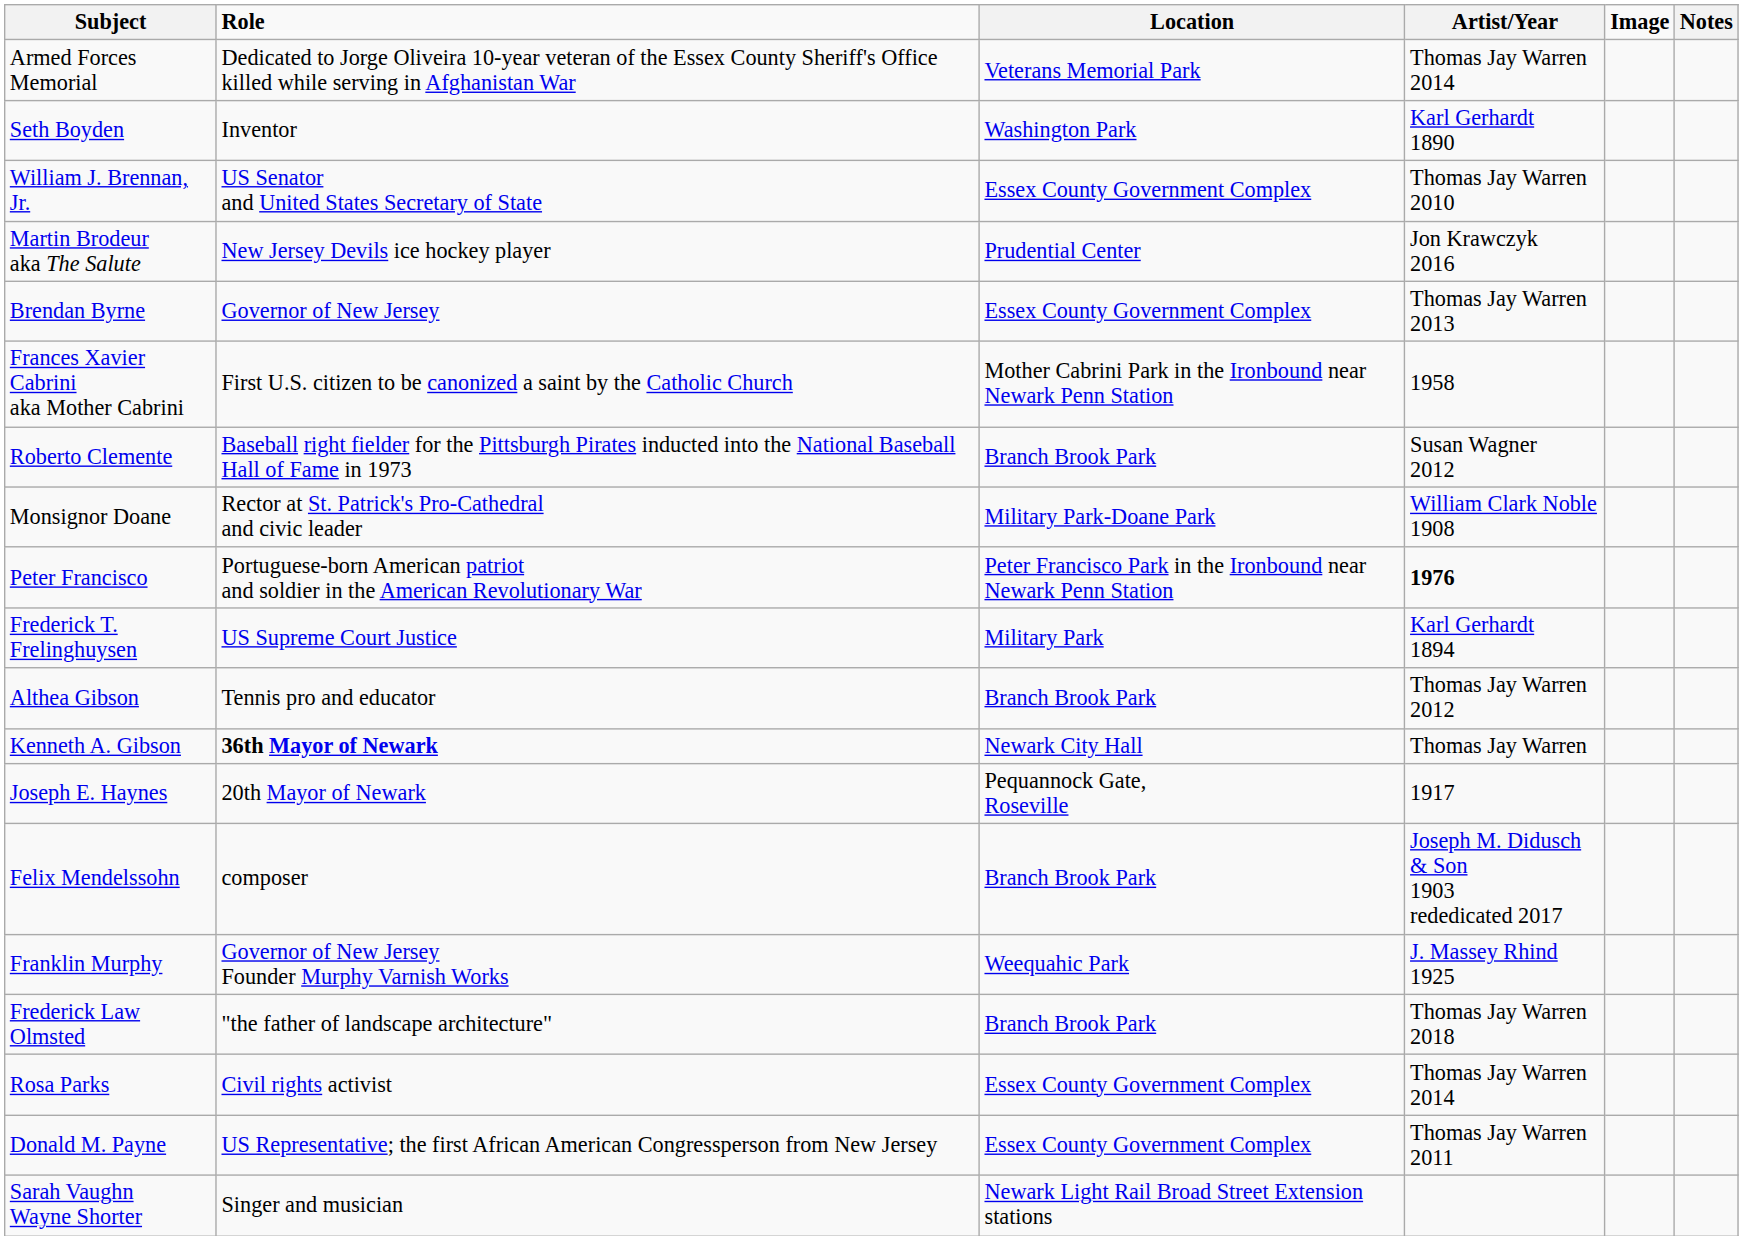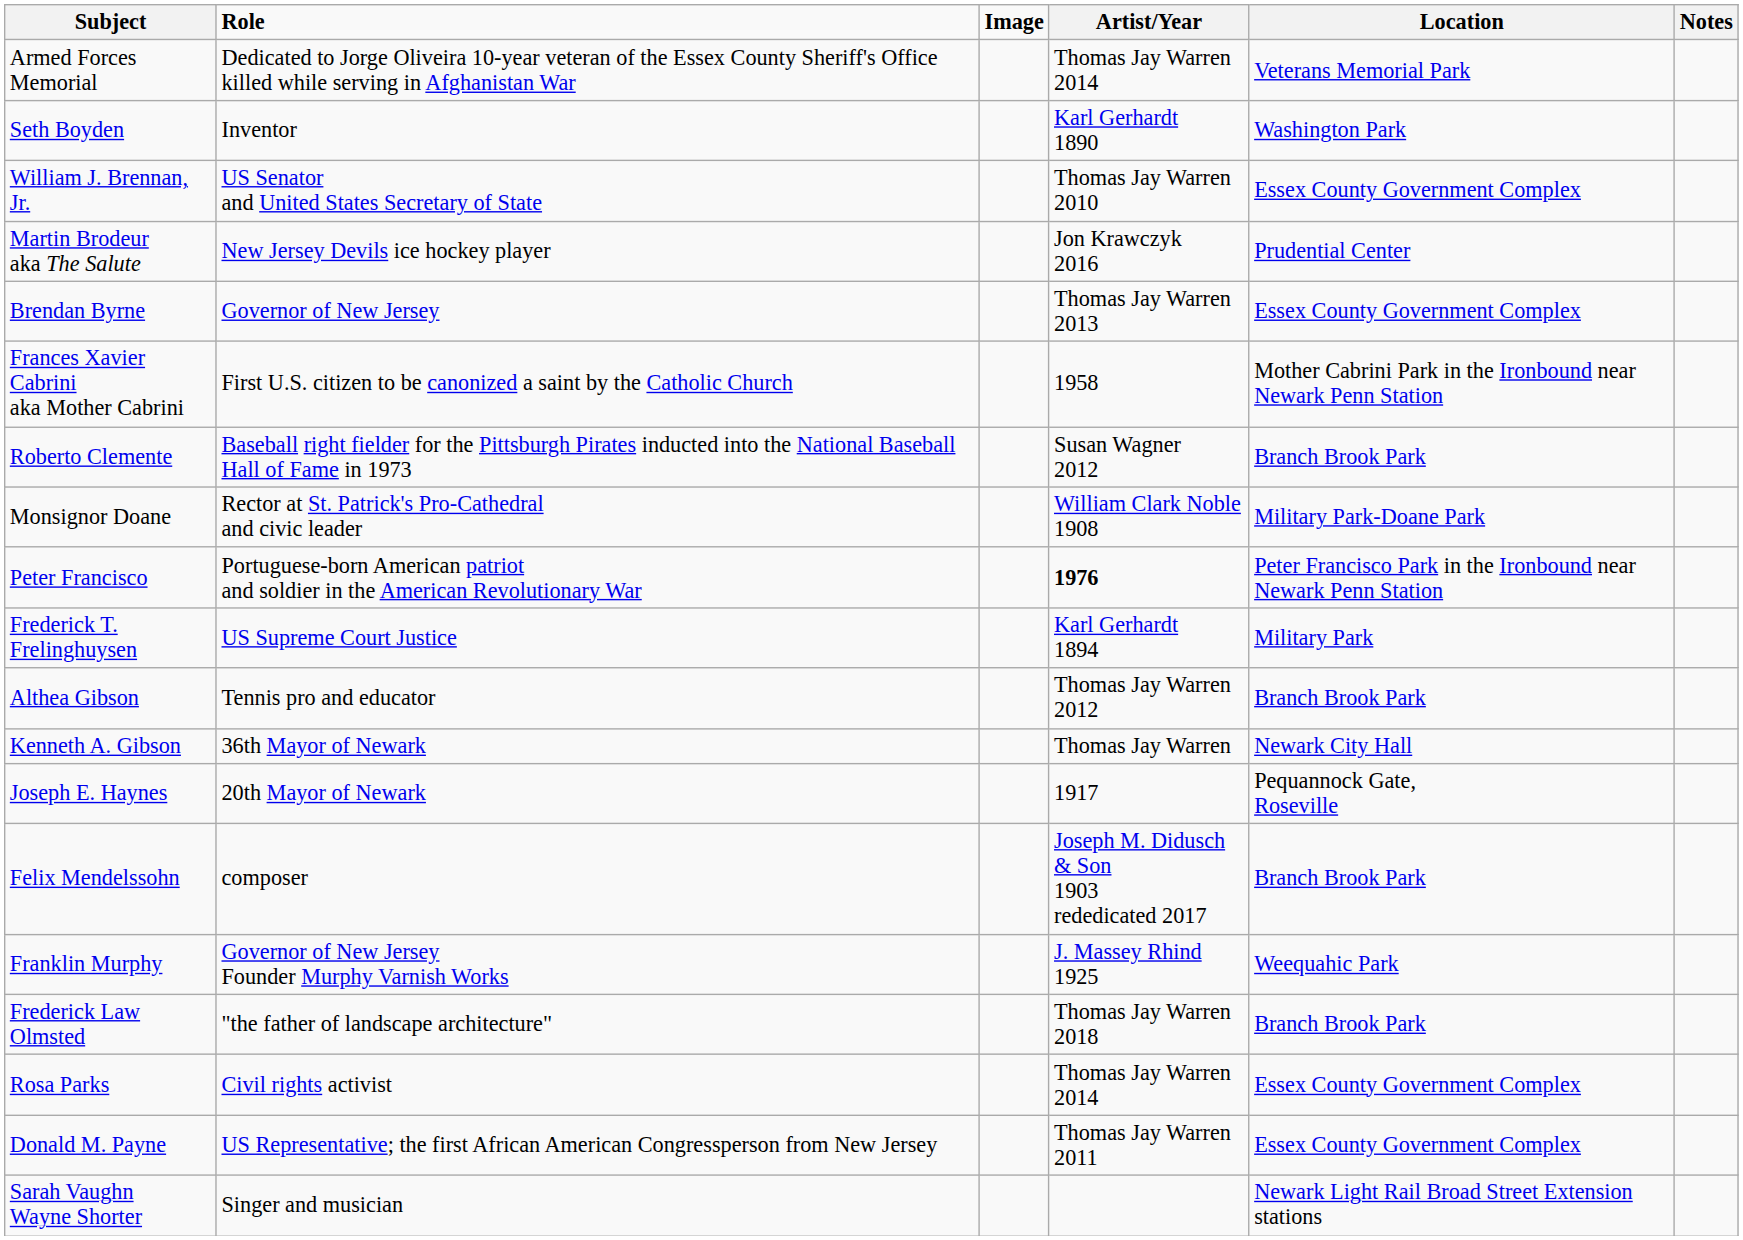columns swapped: (1640, 22) <-> (1192, 22)
(330, 745) bold -> (324, 745) normal
